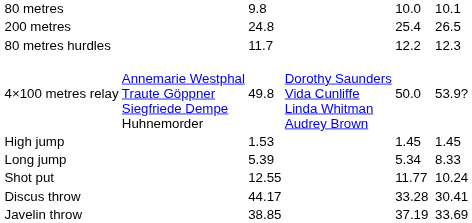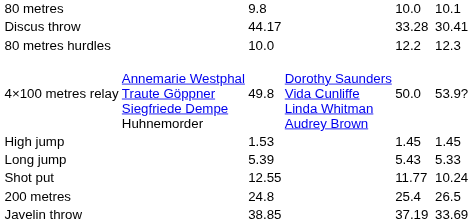rows swapped: (38, 27) <-> (42, 196)
(261, 45) 11.7 -> (261, 45) 10.0
(408, 160) 5.34 -> (408, 160) 5.43
(448, 160) 8.33 -> (448, 160) 5.33
